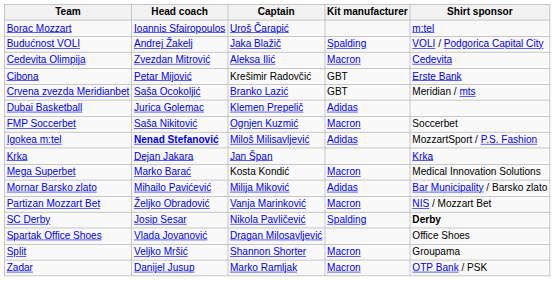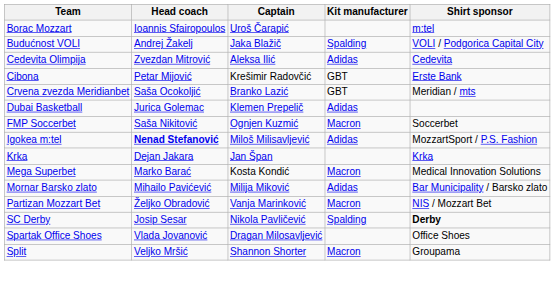(344, 60) Macron -> (342, 60) Adidas
- row: (20, 268)
